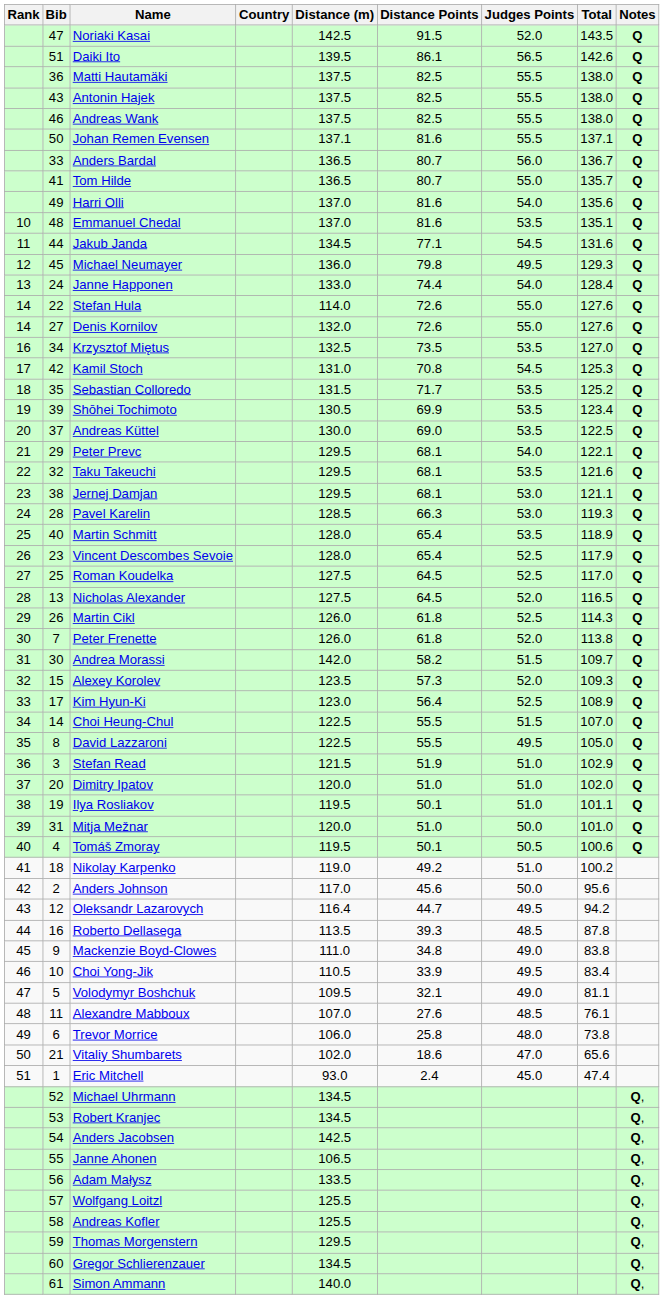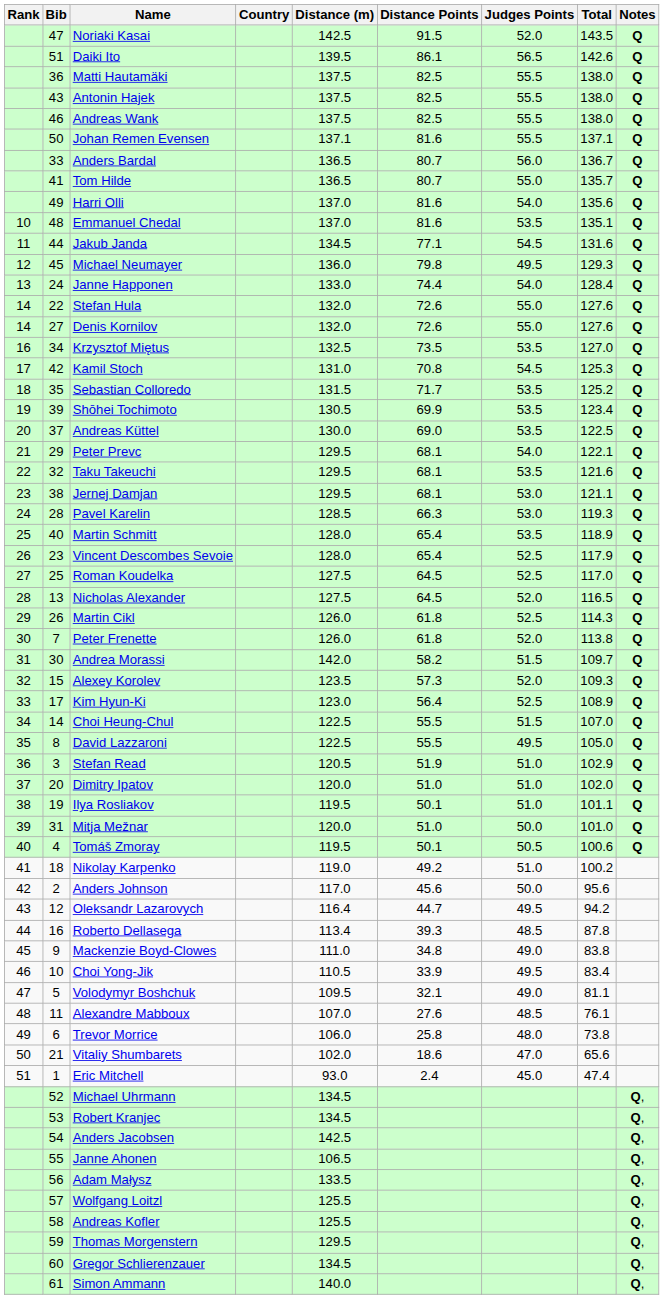(335, 306) 114.0 -> (335, 306) 132.0
(335, 763) 121.5 -> (335, 763) 120.5
(335, 930) 113.5 -> (335, 930) 113.4
